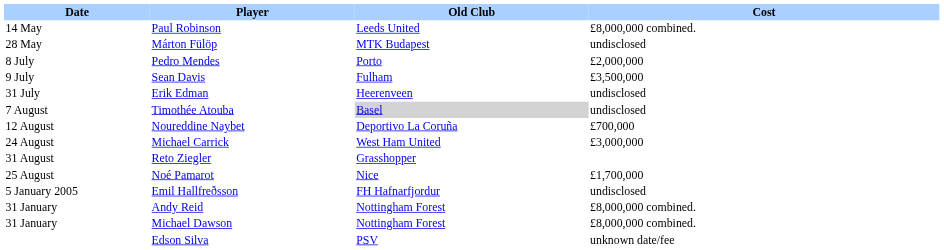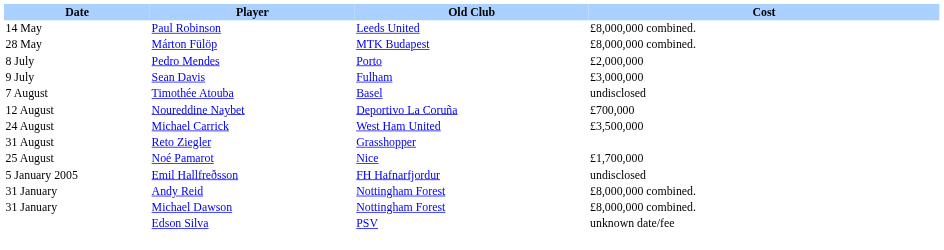(618, 44) undisclosed -> (643, 44) £8,000,000 combined.
(617, 77) £3,500,000 -> (617, 77) £3,000,000
- row: (180, 93)
(369, 109) lightgrey background -> (369, 93) no background
(617, 142) £3,000,000 -> (617, 126) £3,500,000
